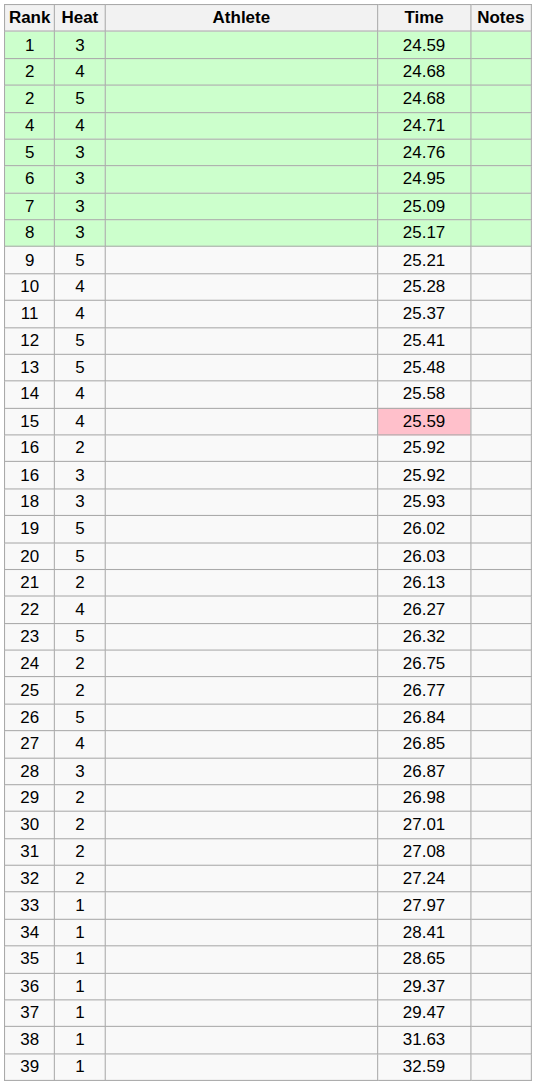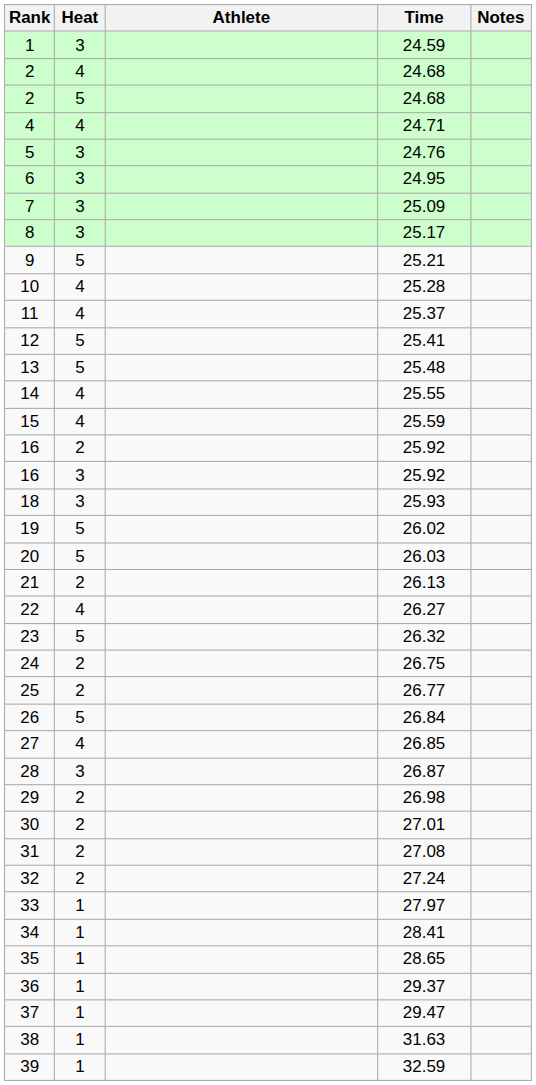(424, 394) 25.58 -> (424, 394) 25.55
(424, 421) pink background -> (424, 421) no background
